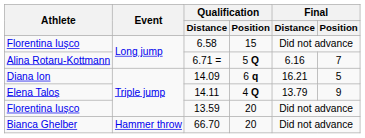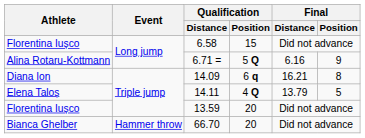(339, 60) 7 -> (339, 60) 9
(339, 77) 5 -> (339, 77) 8
(339, 93) 9 -> (339, 93) 5
